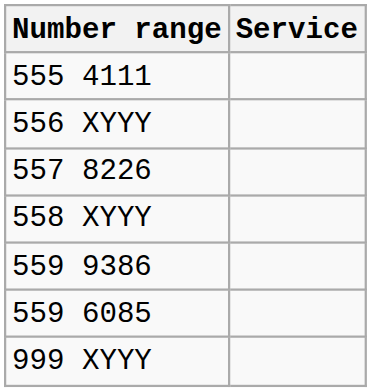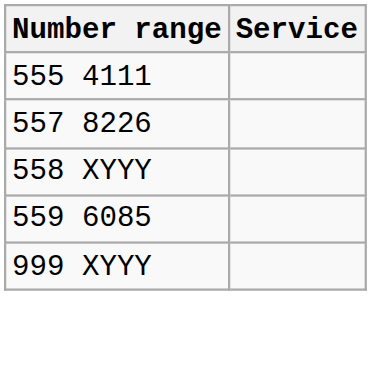- row: (82, 124)
- row: (82, 266)
